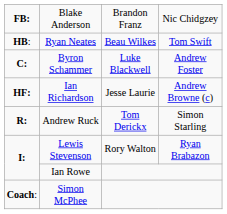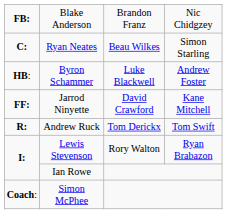(22, 41) HB: -> (22, 47) C:
(190, 41) Tom Swift -> (193, 47) Simon Starling
(22, 64) C: -> (22, 76) HB:
- row: (71, 92)
+ row: (72, 104)
(190, 121) Simon Starling -> (193, 127) Tom Swift
